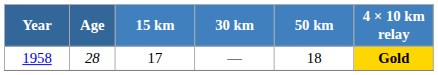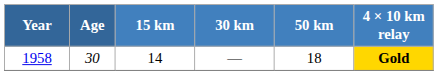(92, 58) 28 -> (92, 58) 30
(155, 58) 17 -> (155, 58) 14
